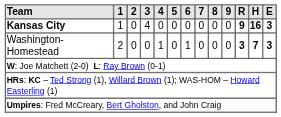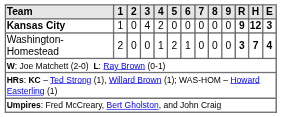(161, 25) 0 -> (161, 25) 2
(256, 25) 16 -> (256, 25) 12
(174, 45) 0 -> (174, 45) 2
(269, 45) 3 -> (269, 45) 4
